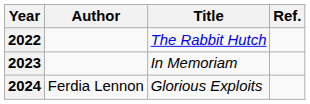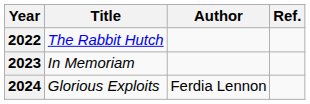columns swapped: (96, 16) <-> (209, 16)
